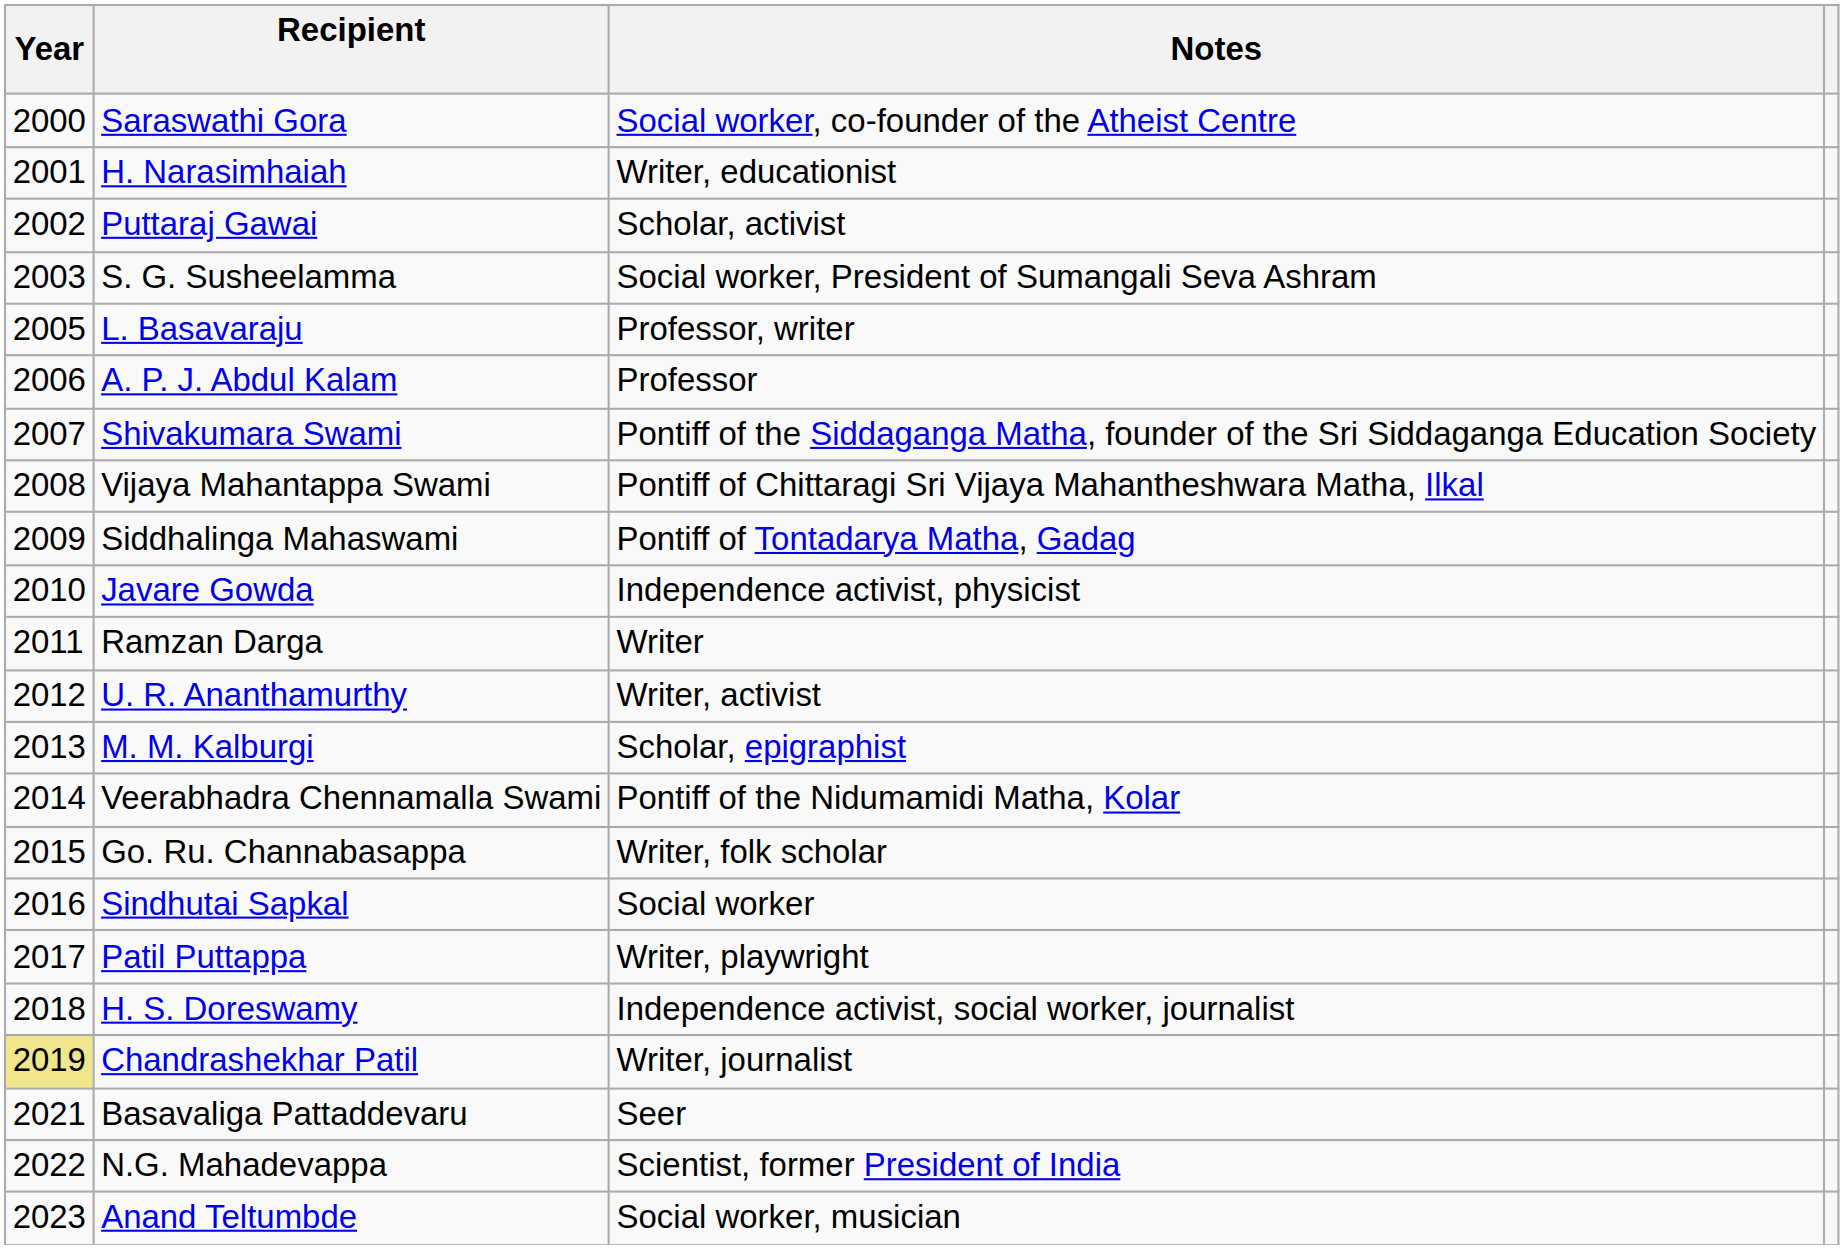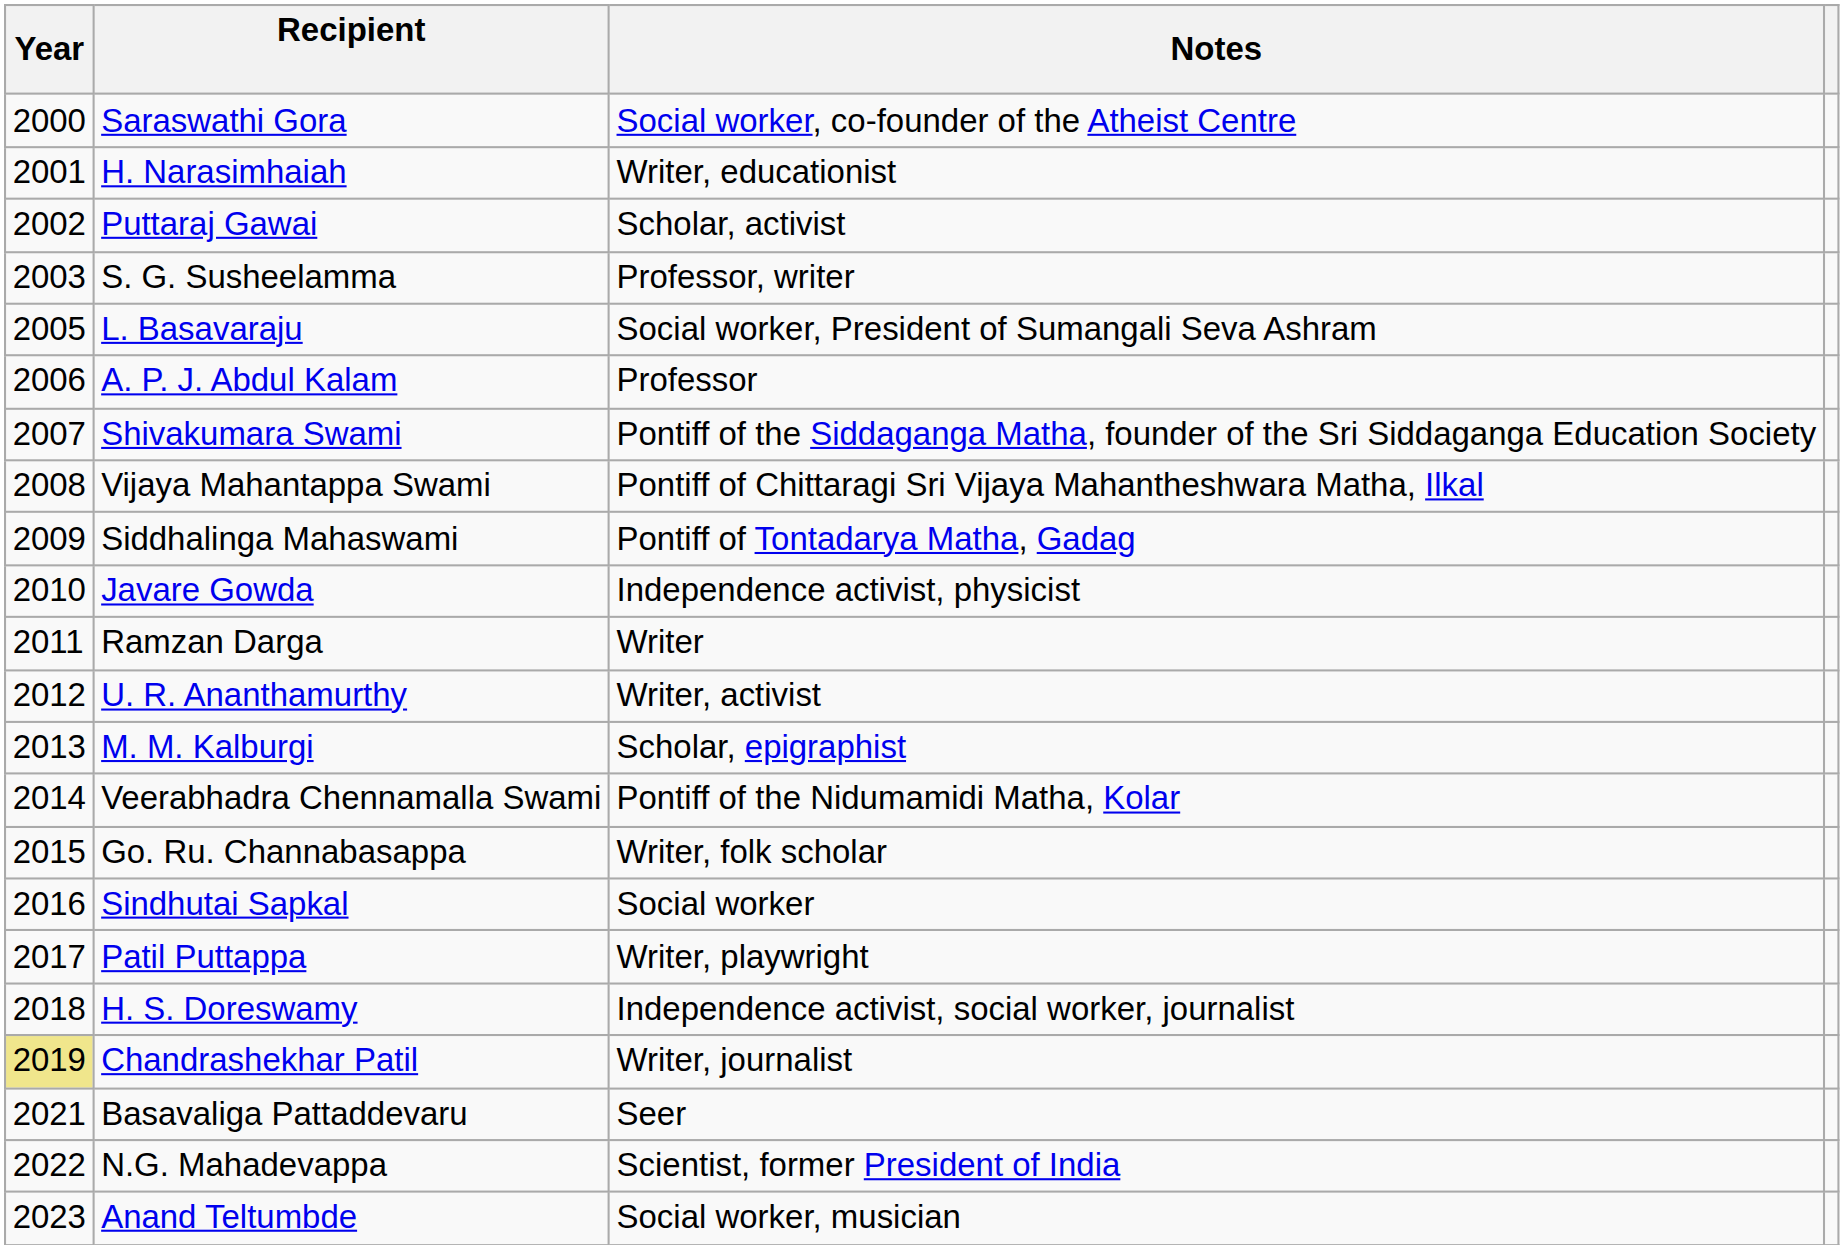(997, 276) Social worker, President of Sumangali Seva Ashram -> (736, 276) Professor, writer
(736, 329) Professor, writer -> (997, 329) Social worker, President of Sumangali Seva Ashram
